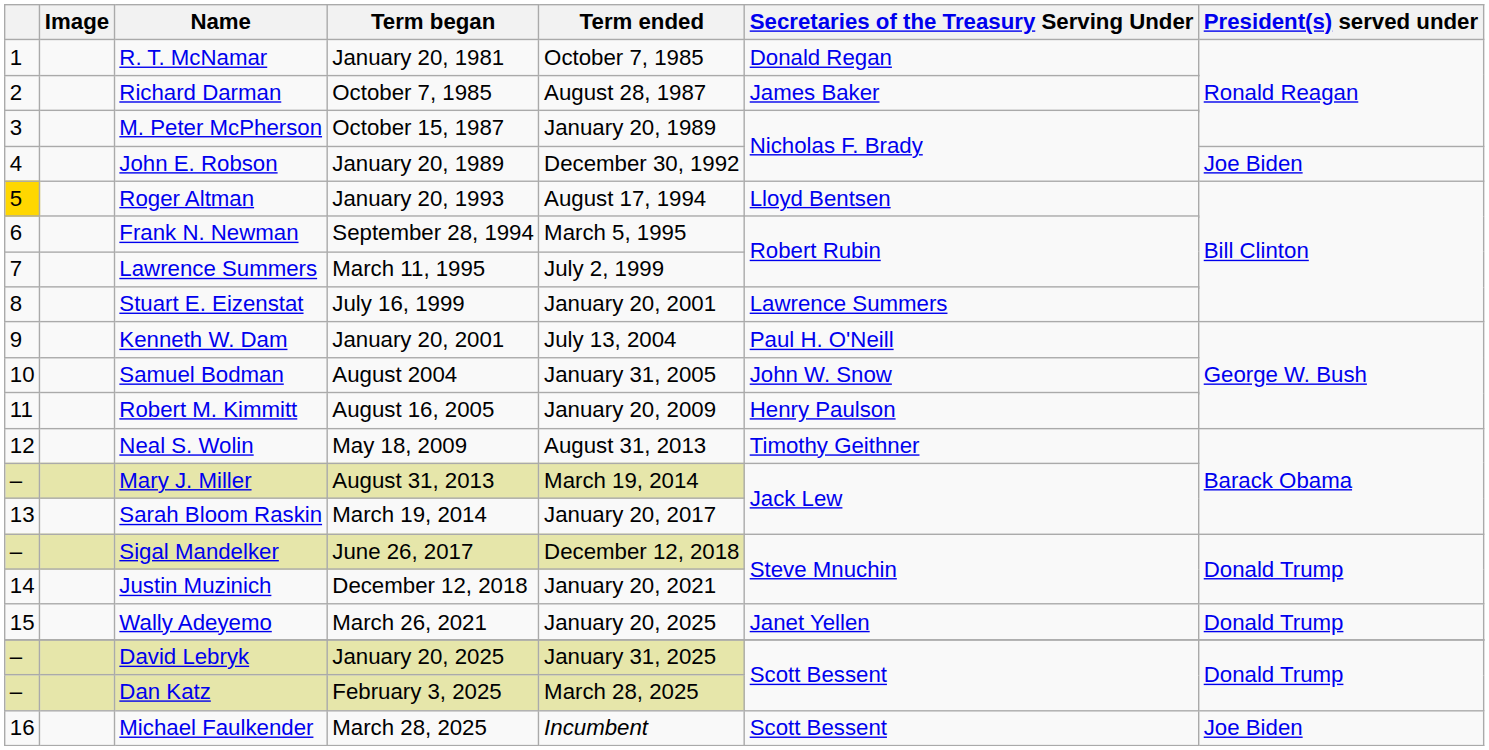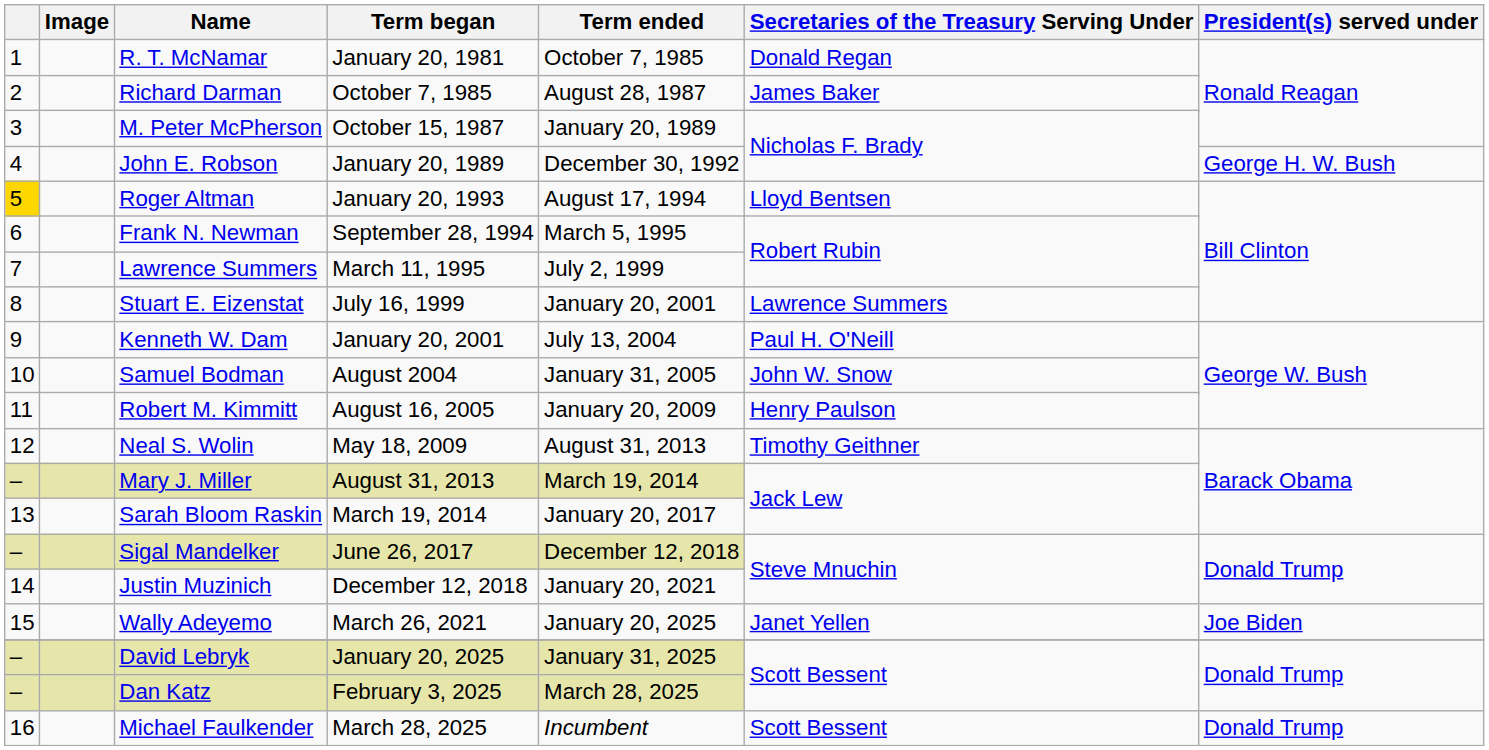(1253, 163) Joe Biden -> (1300, 163) George H. W. Bush
(1274, 621) Donald Trump -> (1253, 621) Joe Biden
(1253, 727) Joe Biden -> (1274, 727) Donald Trump
